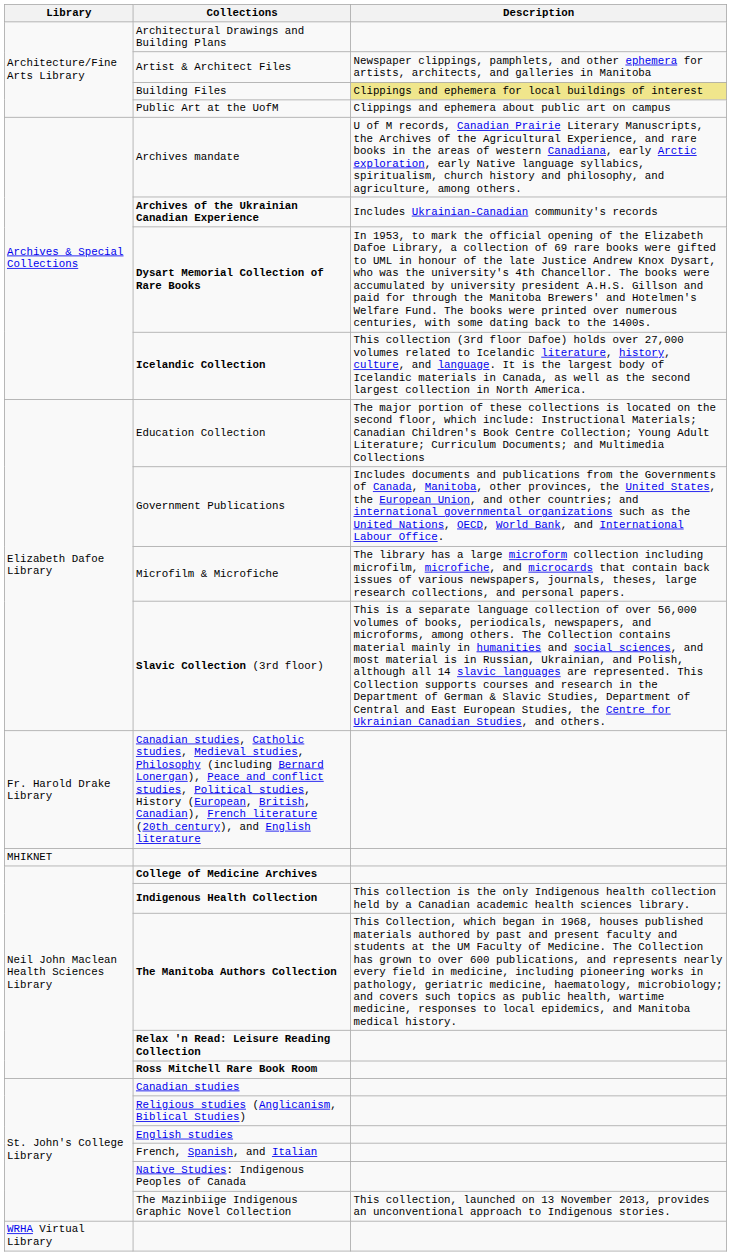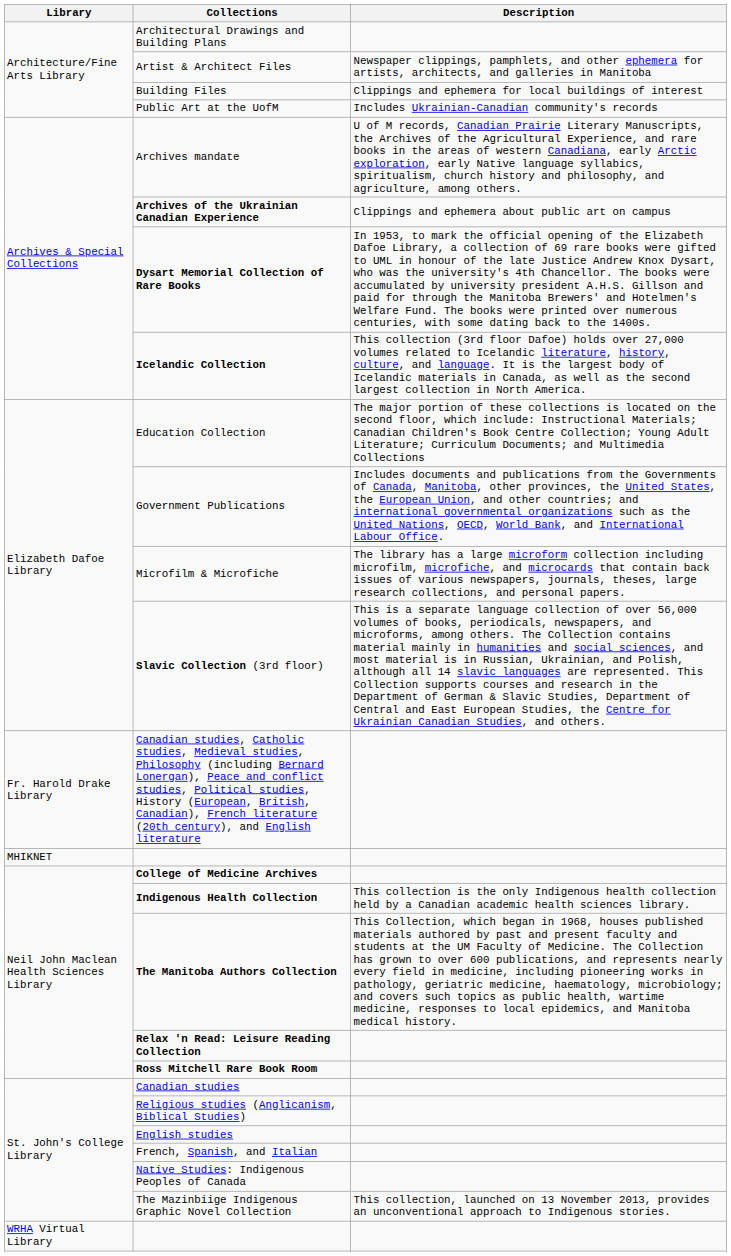(528, 91) khaki background -> (528, 91) no background
(512, 108) Clippings and ephemera about public art on campus -> (506, 108) Includes Ukrainian-Canadian community's records
(506, 212) Includes Ukrainian-Canadian community's records -> (512, 212) Clippings and ephemera about public art on campus
